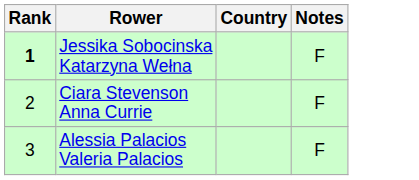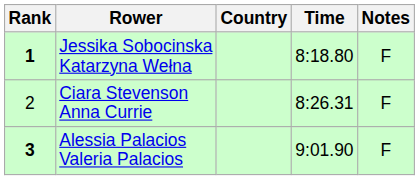+ column: (324, 18)
(30, 150) normal -> (30, 150) bold
